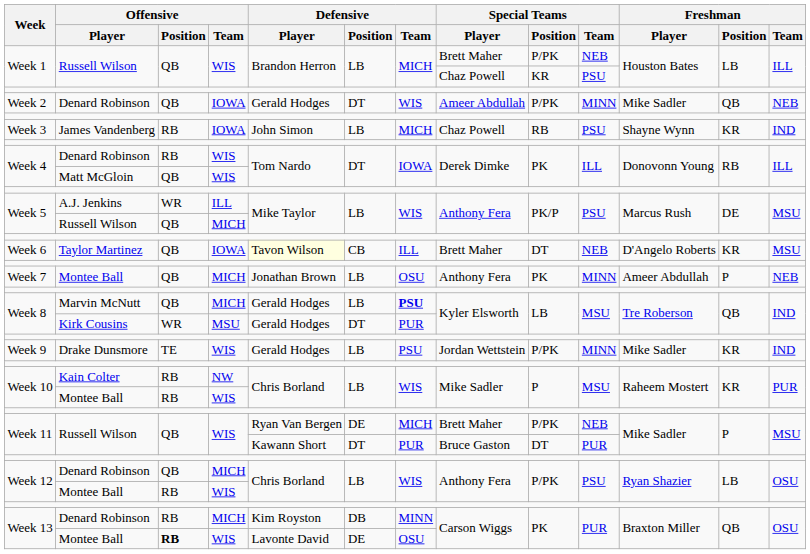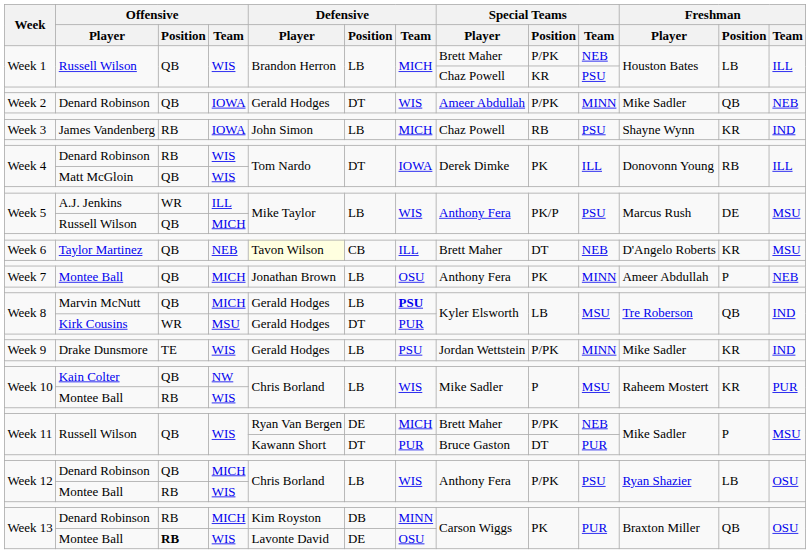(229, 250) IOWA -> (225, 250) NEB
(170, 376) RB -> (170, 376) QB
